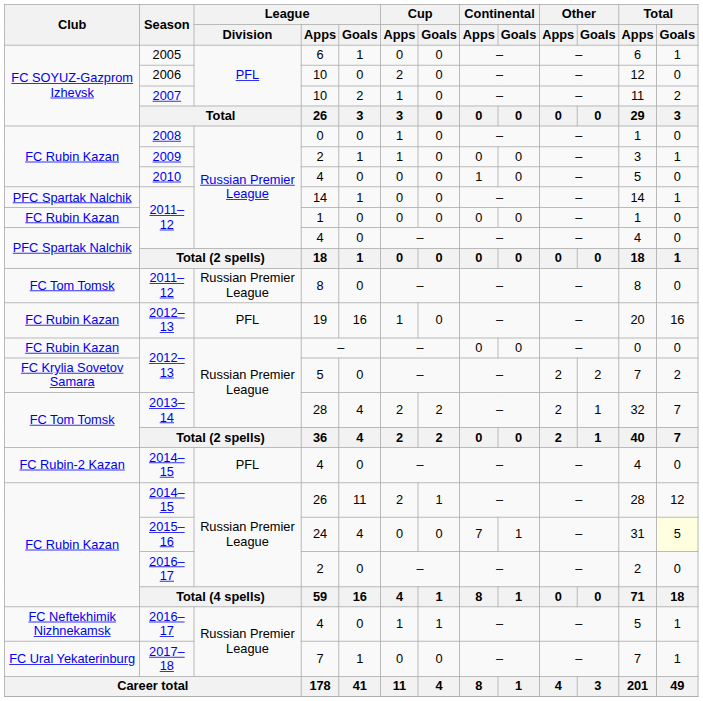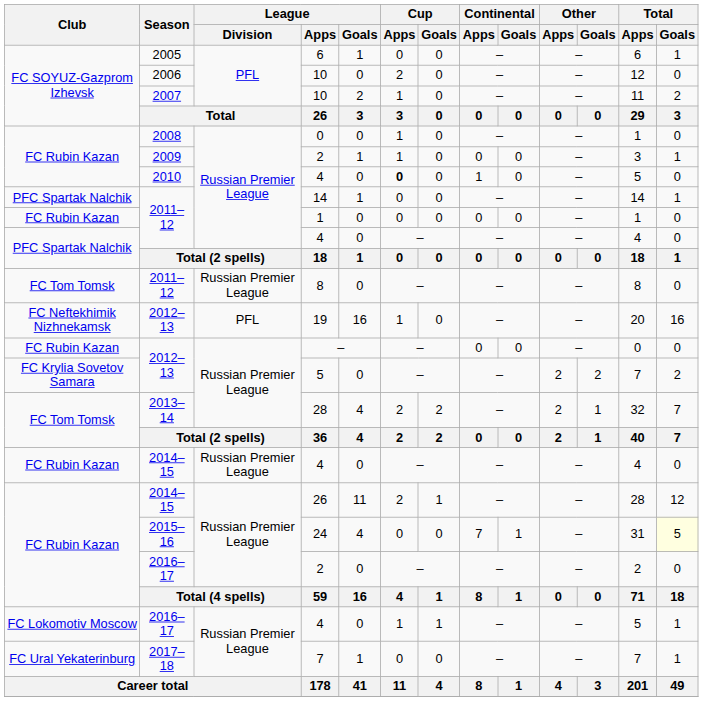(399, 177) normal -> (399, 177) bold
(72, 320) FC Rubin Kazan -> (72, 320) FC Neftekhimik Nizhnekamsk
(72, 465) FC Rubin-2 Kazan -> (72, 465) FC Rubin Kazan
(247, 465) PFL -> (247, 465) Russian Premier League
(72, 624) FC Neftekhimik Nizhnekamsk -> (72, 624) FC Lokomotiv Moscow
